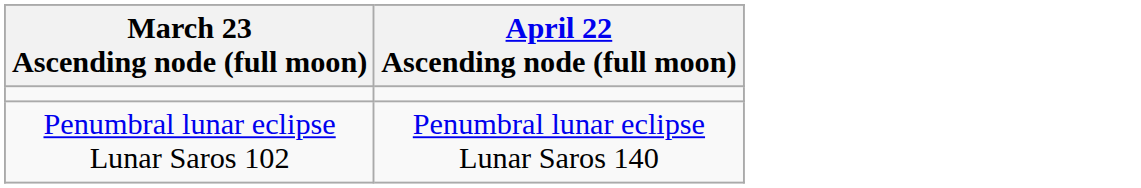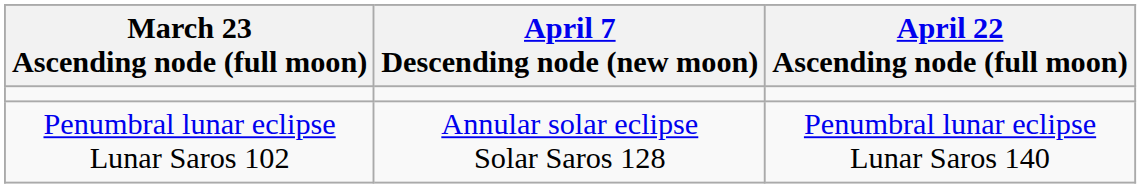+ column: (570, 45)
